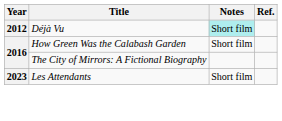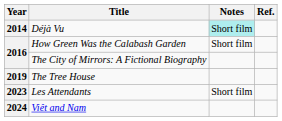(17, 28) 2012 -> (17, 28) 2014
+ row: (63, 76)
+ row: (59, 108)
